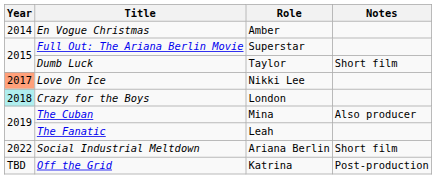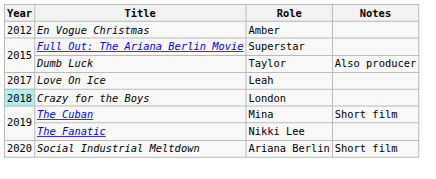(19, 30) 2014 -> (19, 30) 2012
(366, 64) Short film -> (376, 64) Also producer
(19, 81) lightsalmon background -> (19, 81) no background
(277, 81) Nikki Lee -> (261, 81) Leah
(376, 115) Also producer -> (366, 115) Short film
(261, 132) Leah -> (277, 132) Nikki Lee
(19, 148) 2022 -> (19, 148) 2020
- row: (74, 165)
